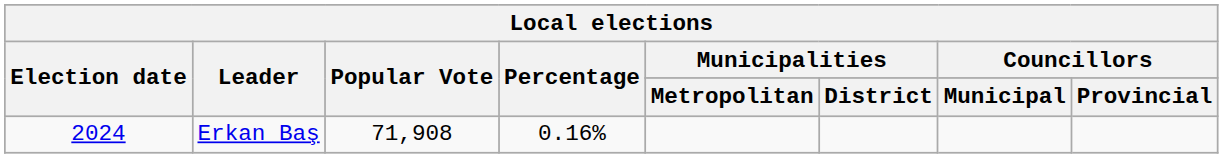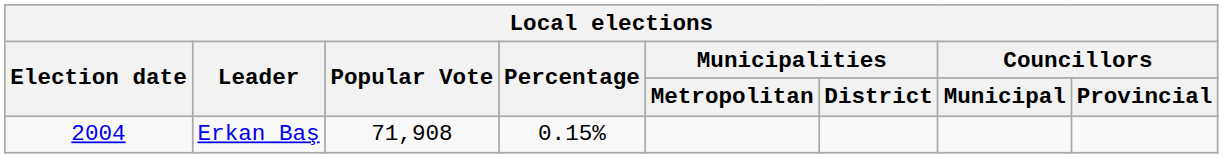(98, 134) 2024 -> (98, 134) 2004
(572, 134) 0.16% -> (572, 134) 0.15%
